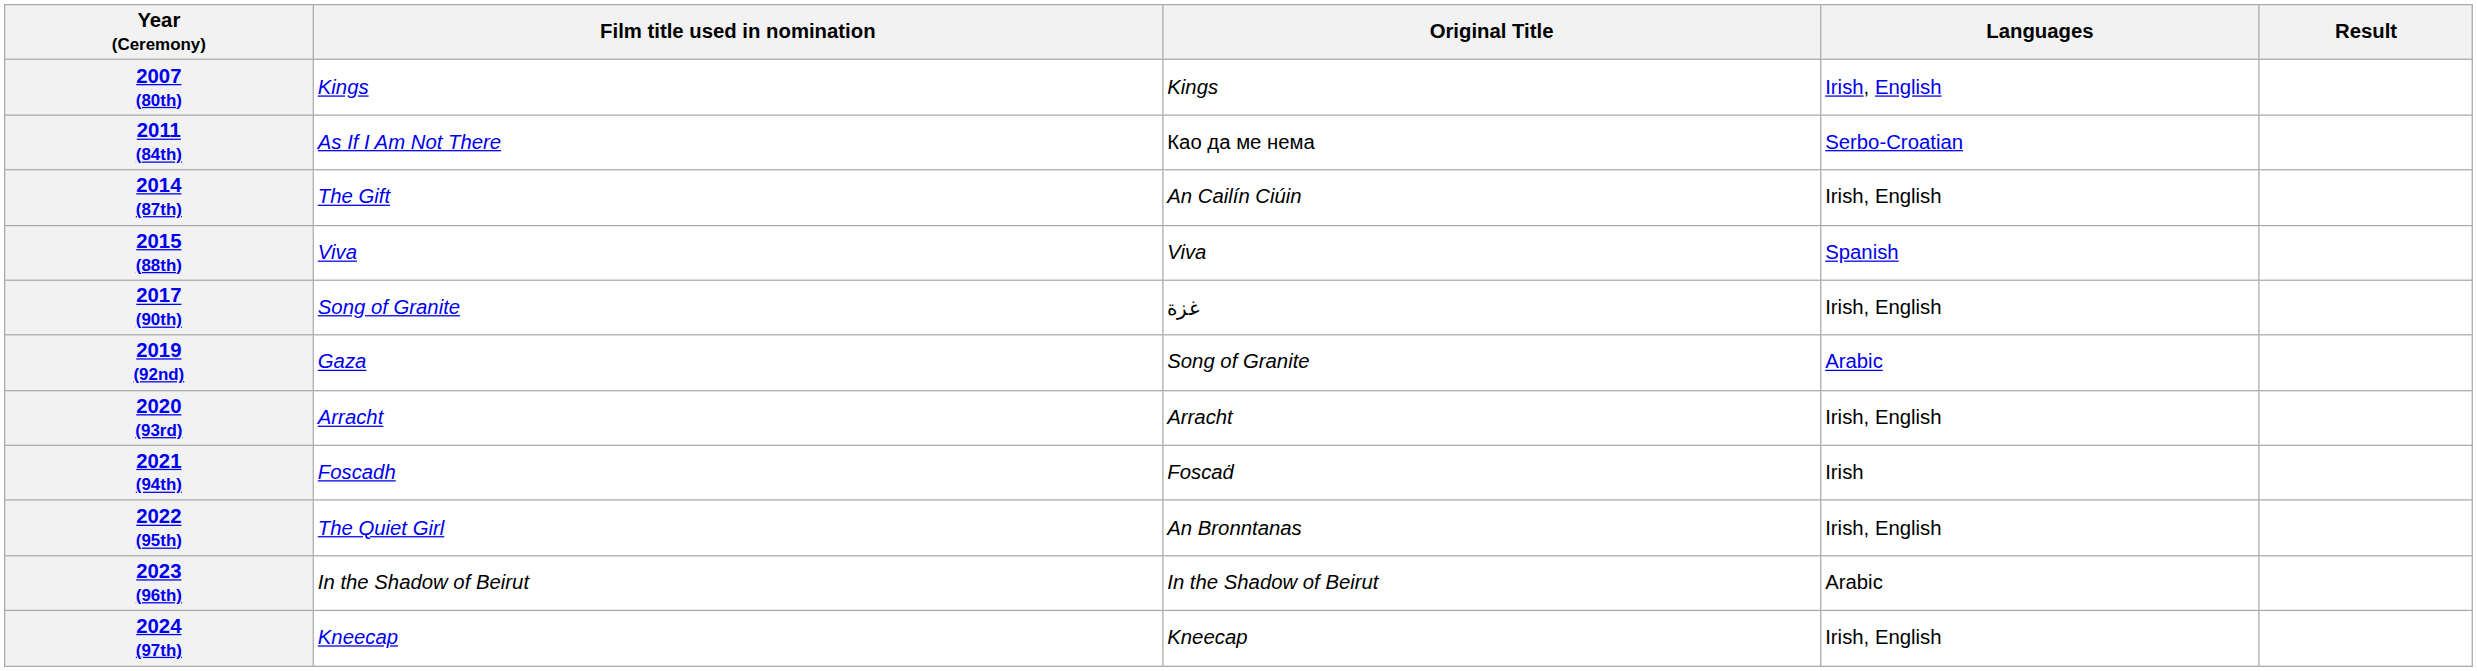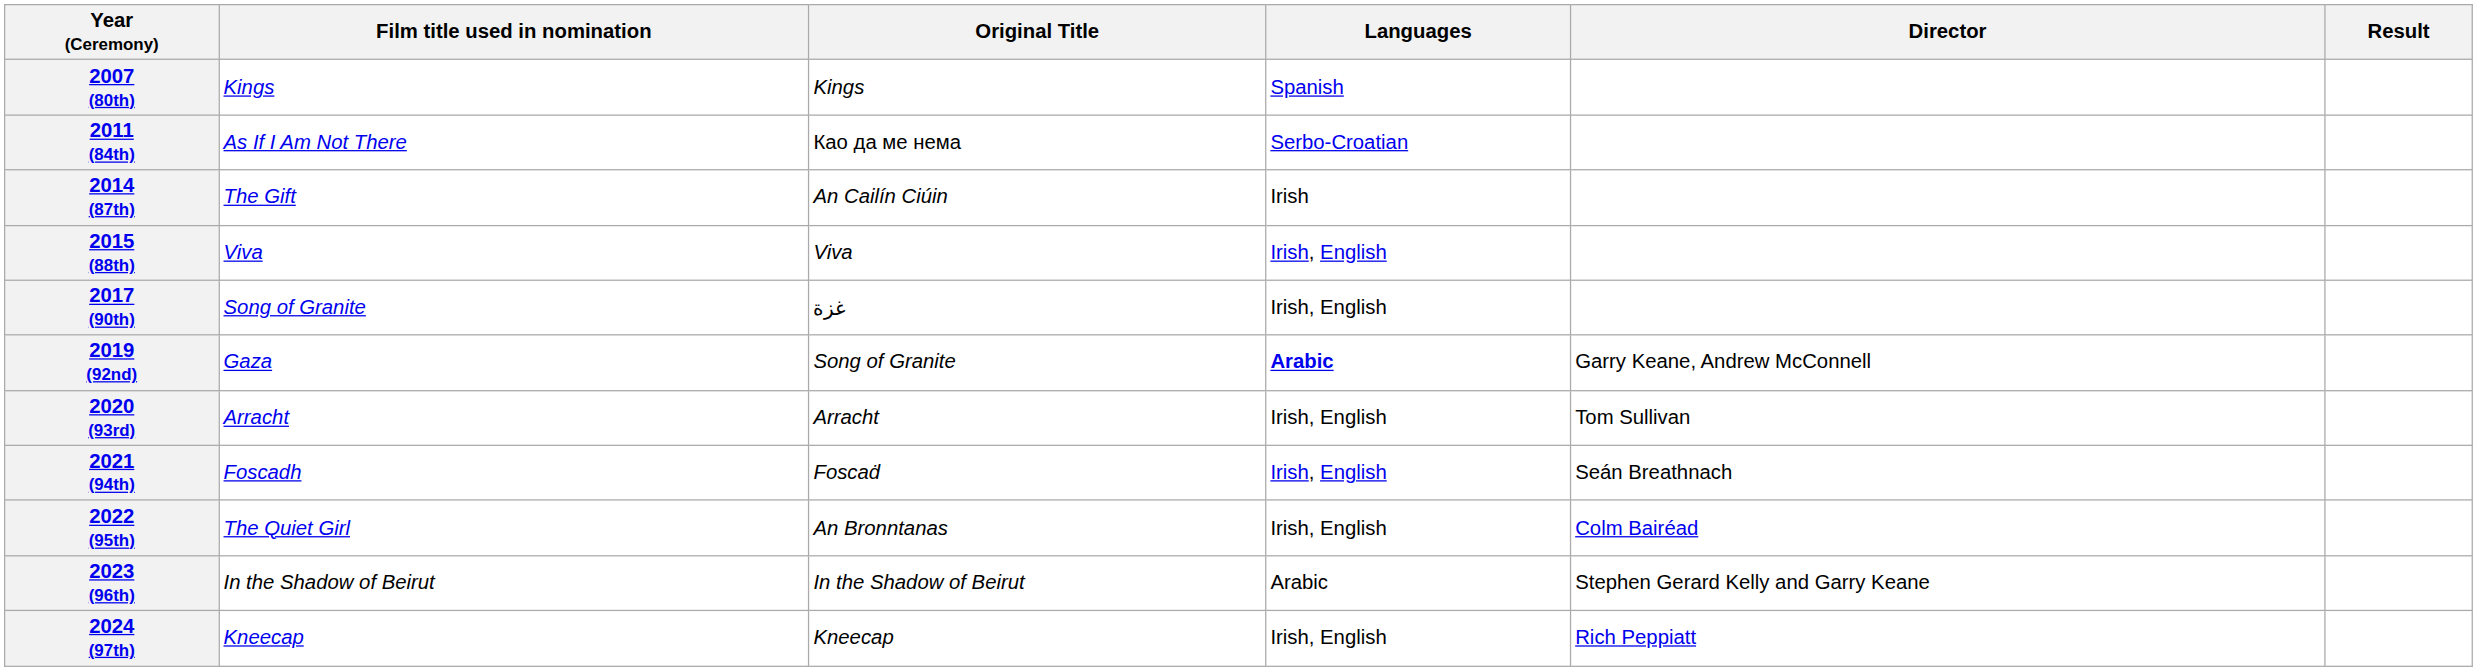+ column: (1948, 32)
(1883, 87) Irish, English -> (1307, 87) Spanish
(1883, 197) Irish, English -> (1290, 197) Irish
(1862, 252) Spanish -> (1329, 252) Irish, English
(1854, 362) normal -> (1302, 362) bold
(1844, 472) Irish -> (1329, 472) Irish, English
